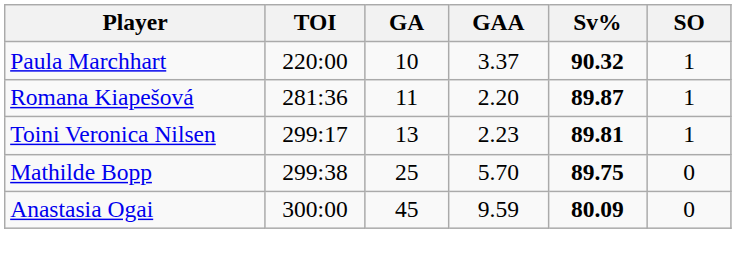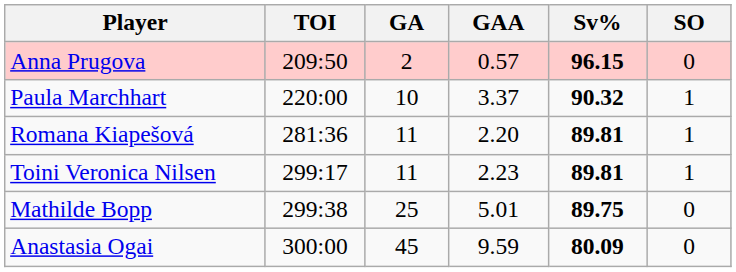+ row: (78, 60)
(597, 97) 89.87 -> (597, 135) 89.81
(407, 135) 13 -> (407, 172) 11
(498, 172) 5.70 -> (498, 209) 5.01
